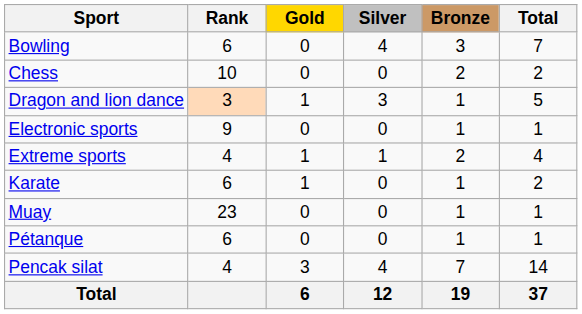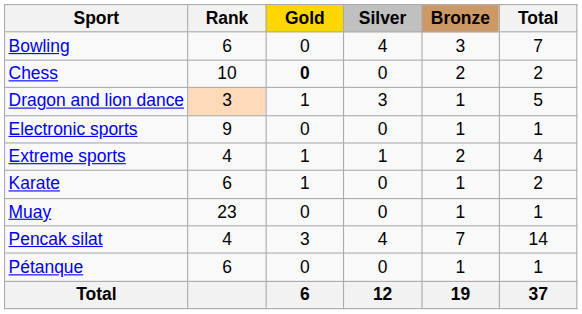(305, 73) normal -> (305, 73) bold
rows swapped: (46, 239) <-> (56, 267)
